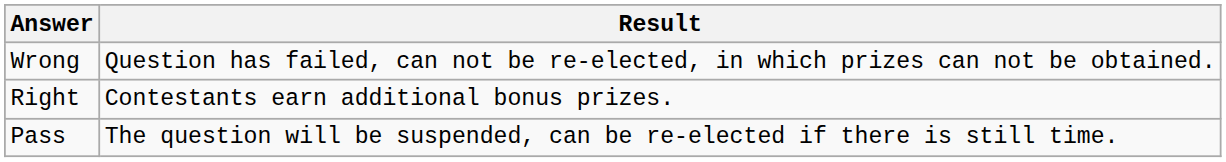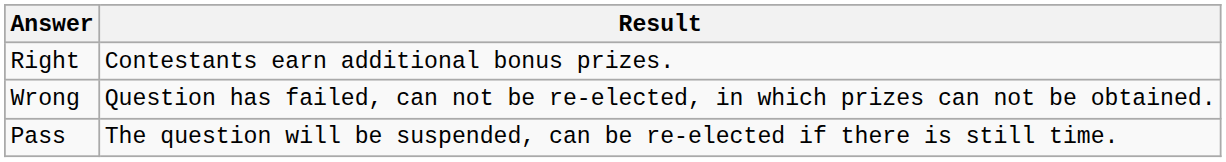rows swapped: (45, 99) <-> (45, 61)
